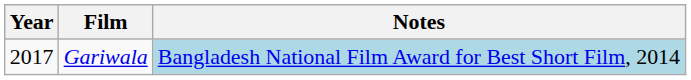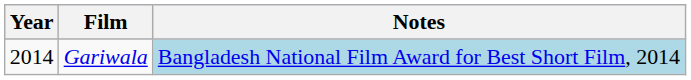(32, 56) 2017 -> (32, 56) 2014
